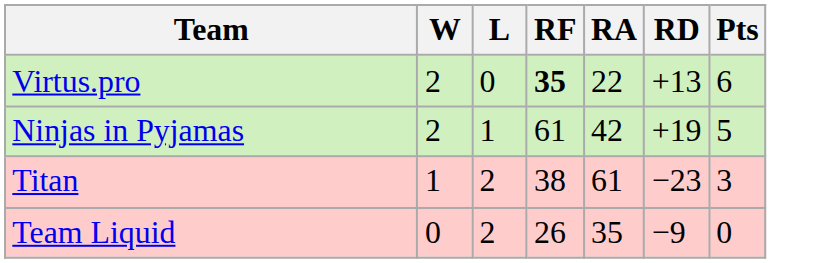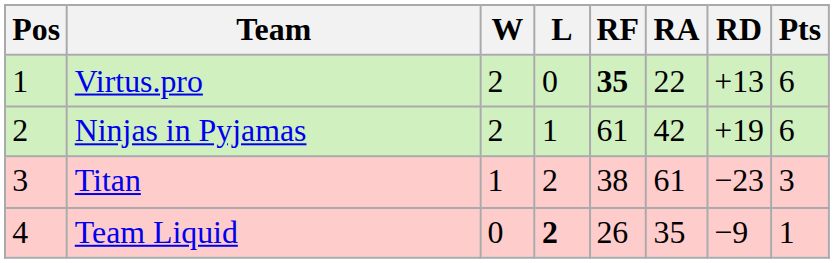+ column: (36, 29)
(724, 130) 5 -> (787, 130) 6
(487, 231) normal -> (550, 231) bold
(724, 231) 0 -> (787, 231) 1
